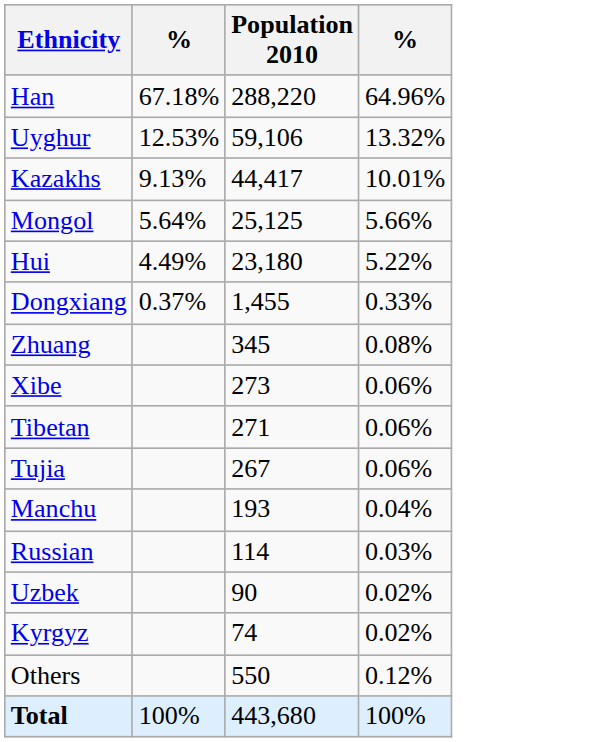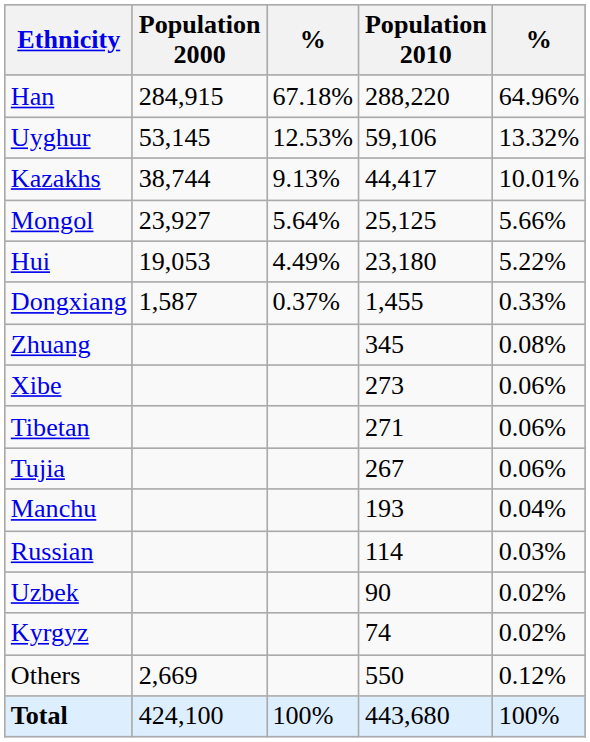+ column: (200, 39)
